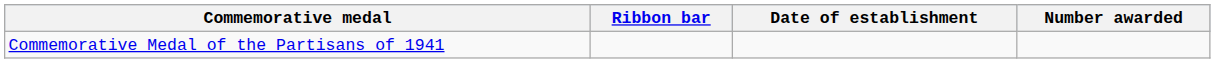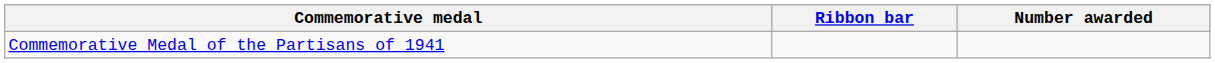- column: (874, 18)
